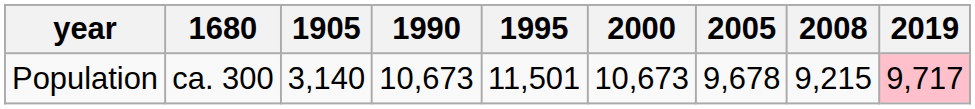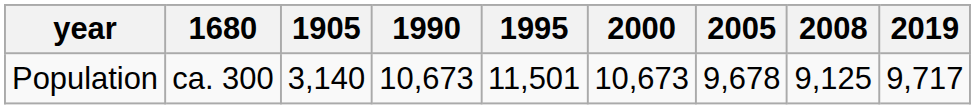(833, 77) 9,215 -> (833, 77) 9,125
(925, 77) pink background -> (925, 77) no background
